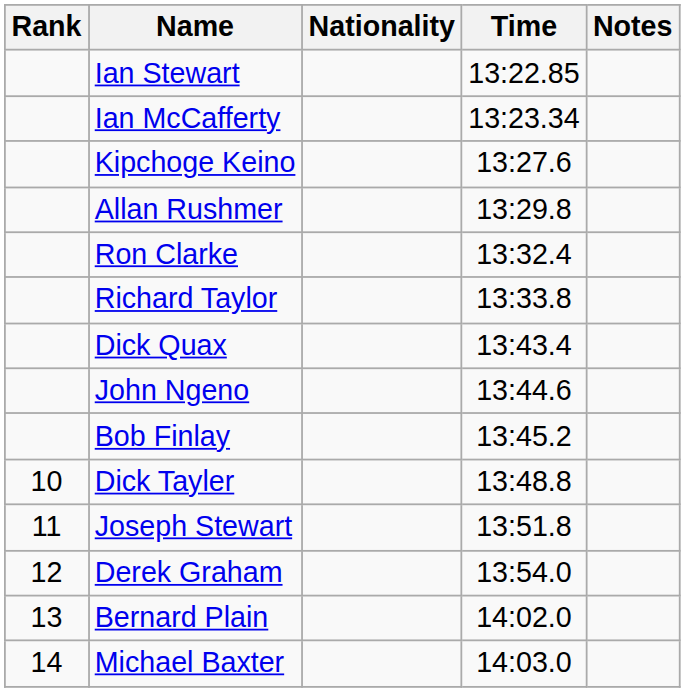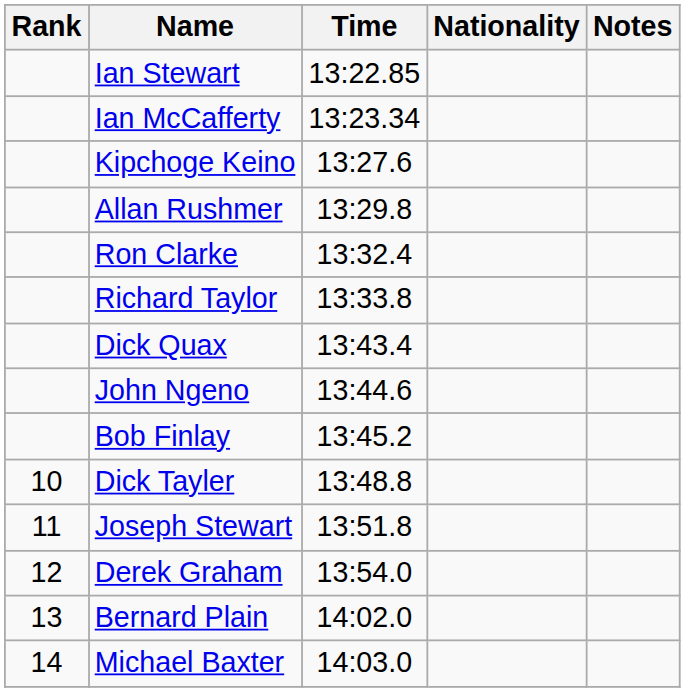columns swapped: (382, 27) <-> (524, 27)
